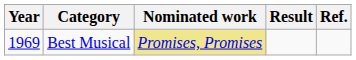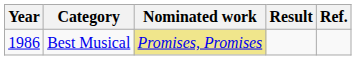(24, 42) 1969 -> (24, 42) 1986
